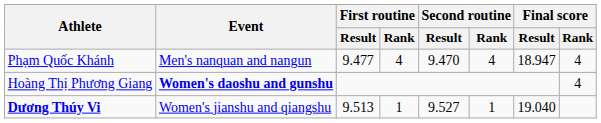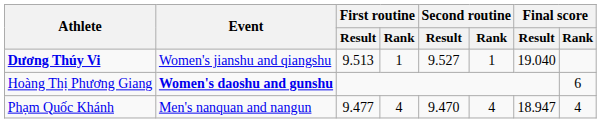rows swapped: (61, 61) <-> (54, 107)
(578, 84) 4 -> (578, 84) 6
